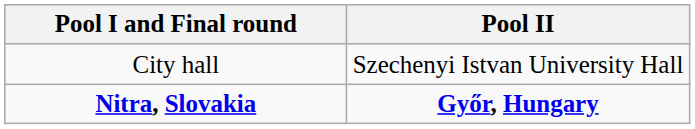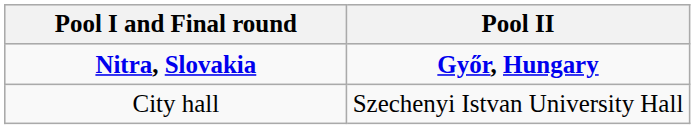rows swapped: (176, 103) <-> (176, 63)
